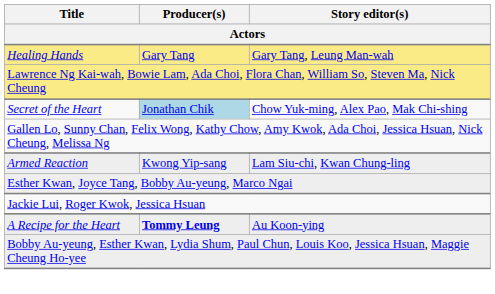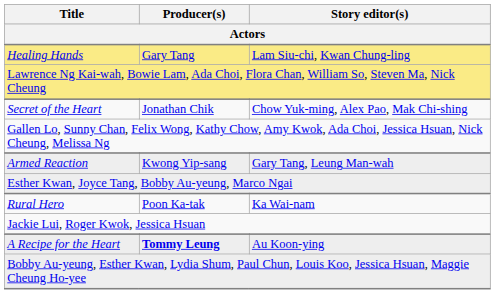(323, 54) Gary Tang, Leung Man-wah -> (331, 54) Lam Siu-chi, Kwan Chung-ling
(178, 109) lightblue background -> (178, 109) no background
(331, 163) Lam Siu-chi, Kwan Chung-ling -> (323, 163) Gary Tang, Leung Man-wah
+ row: (36, 203)
